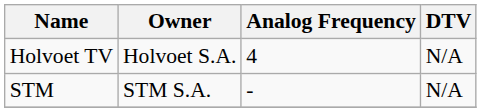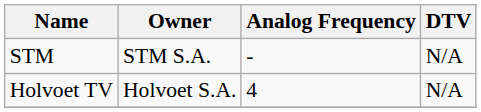rows swapped: (61, 55) <-> (32, 90)
